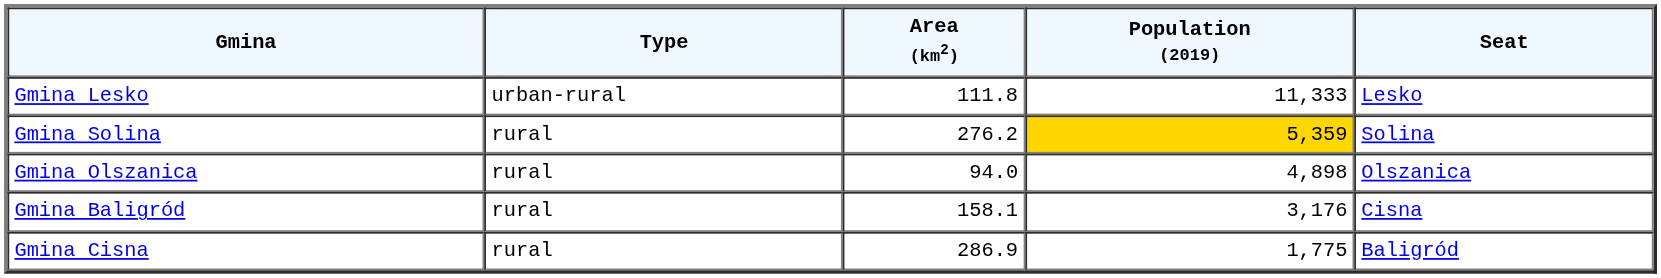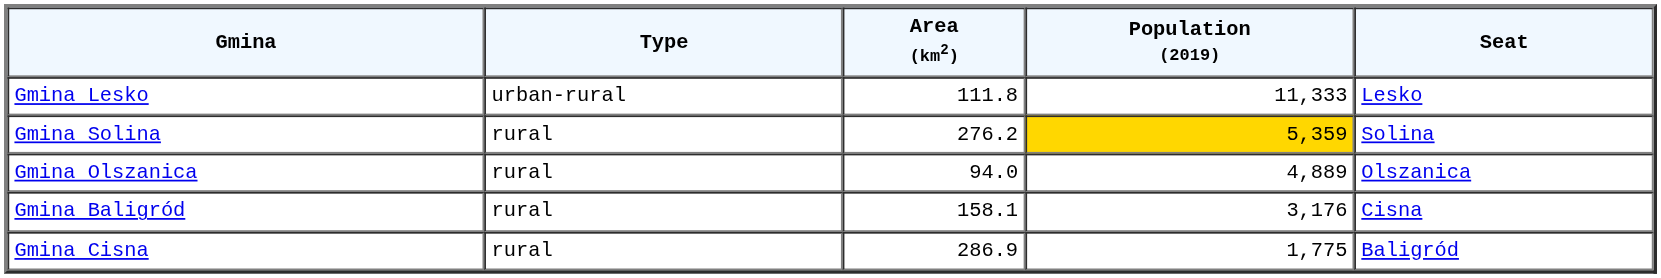(1317, 174) 4,898 -> (1317, 174) 4,889
